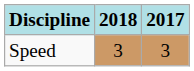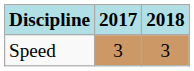columns swapped: (165, 19) <-> (118, 19)
